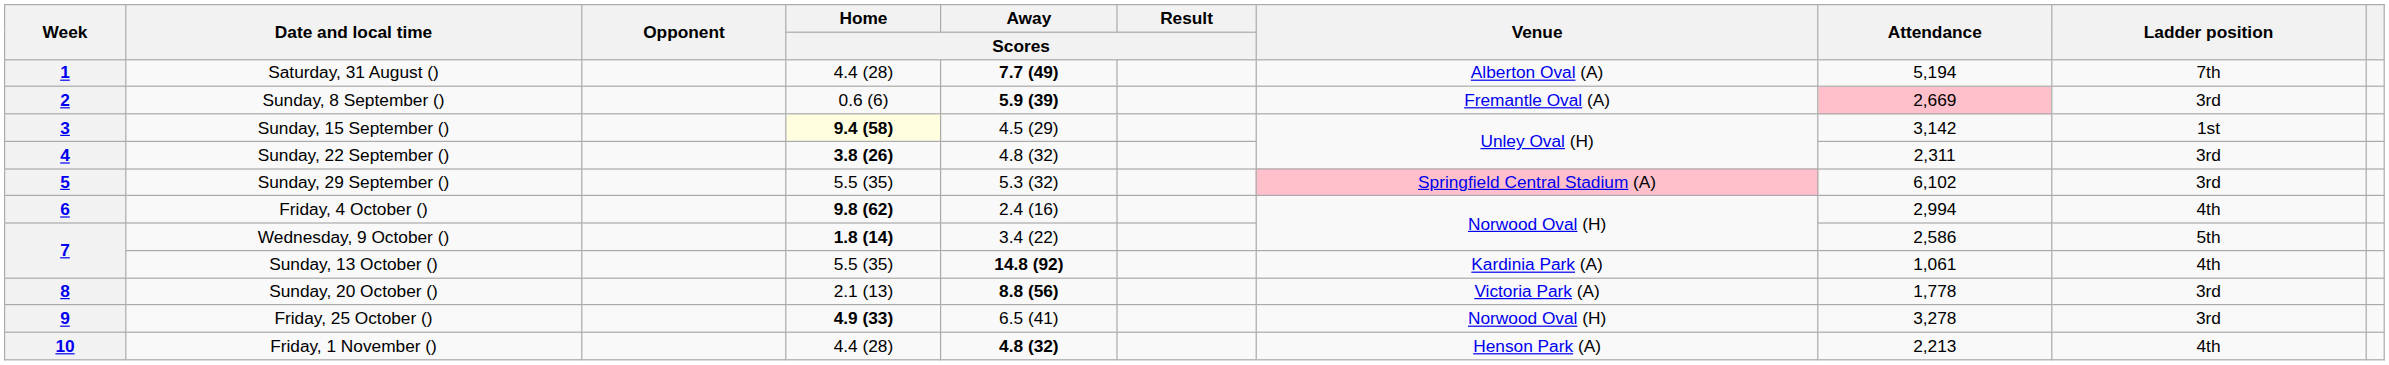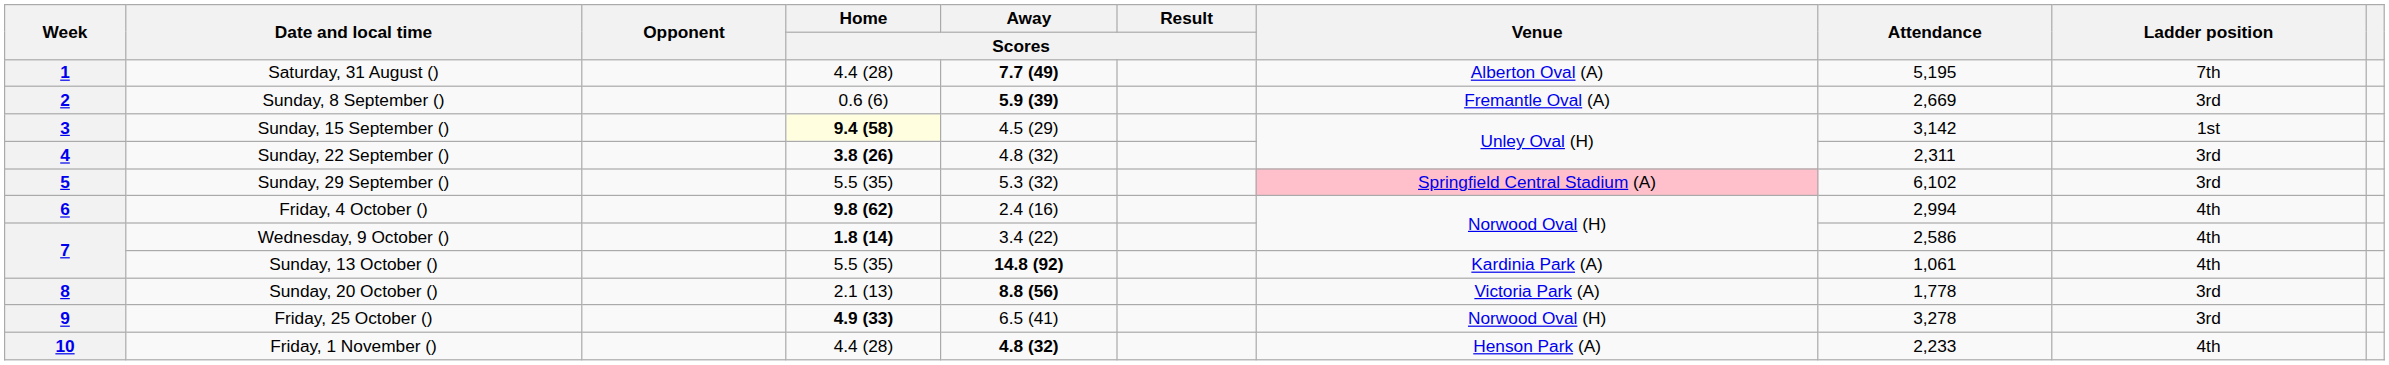(1935, 73) 5,194 -> (1935, 73) 5,195
(1935, 101) pink background -> (1935, 101) no background
(2208, 237) 5th -> (2208, 237) 4th
(1935, 346) 2,213 -> (1935, 346) 2,233
